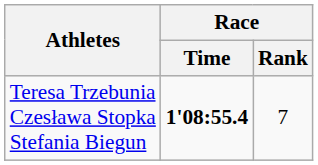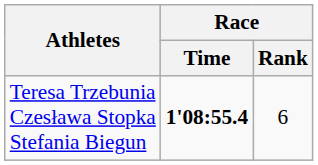(283, 117) 7 -> (283, 117) 6
